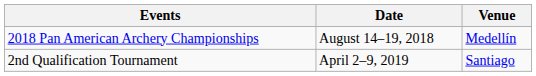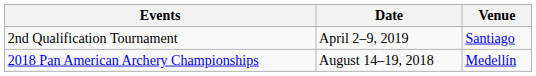rows swapped: (133, 37) <-> (93, 60)
